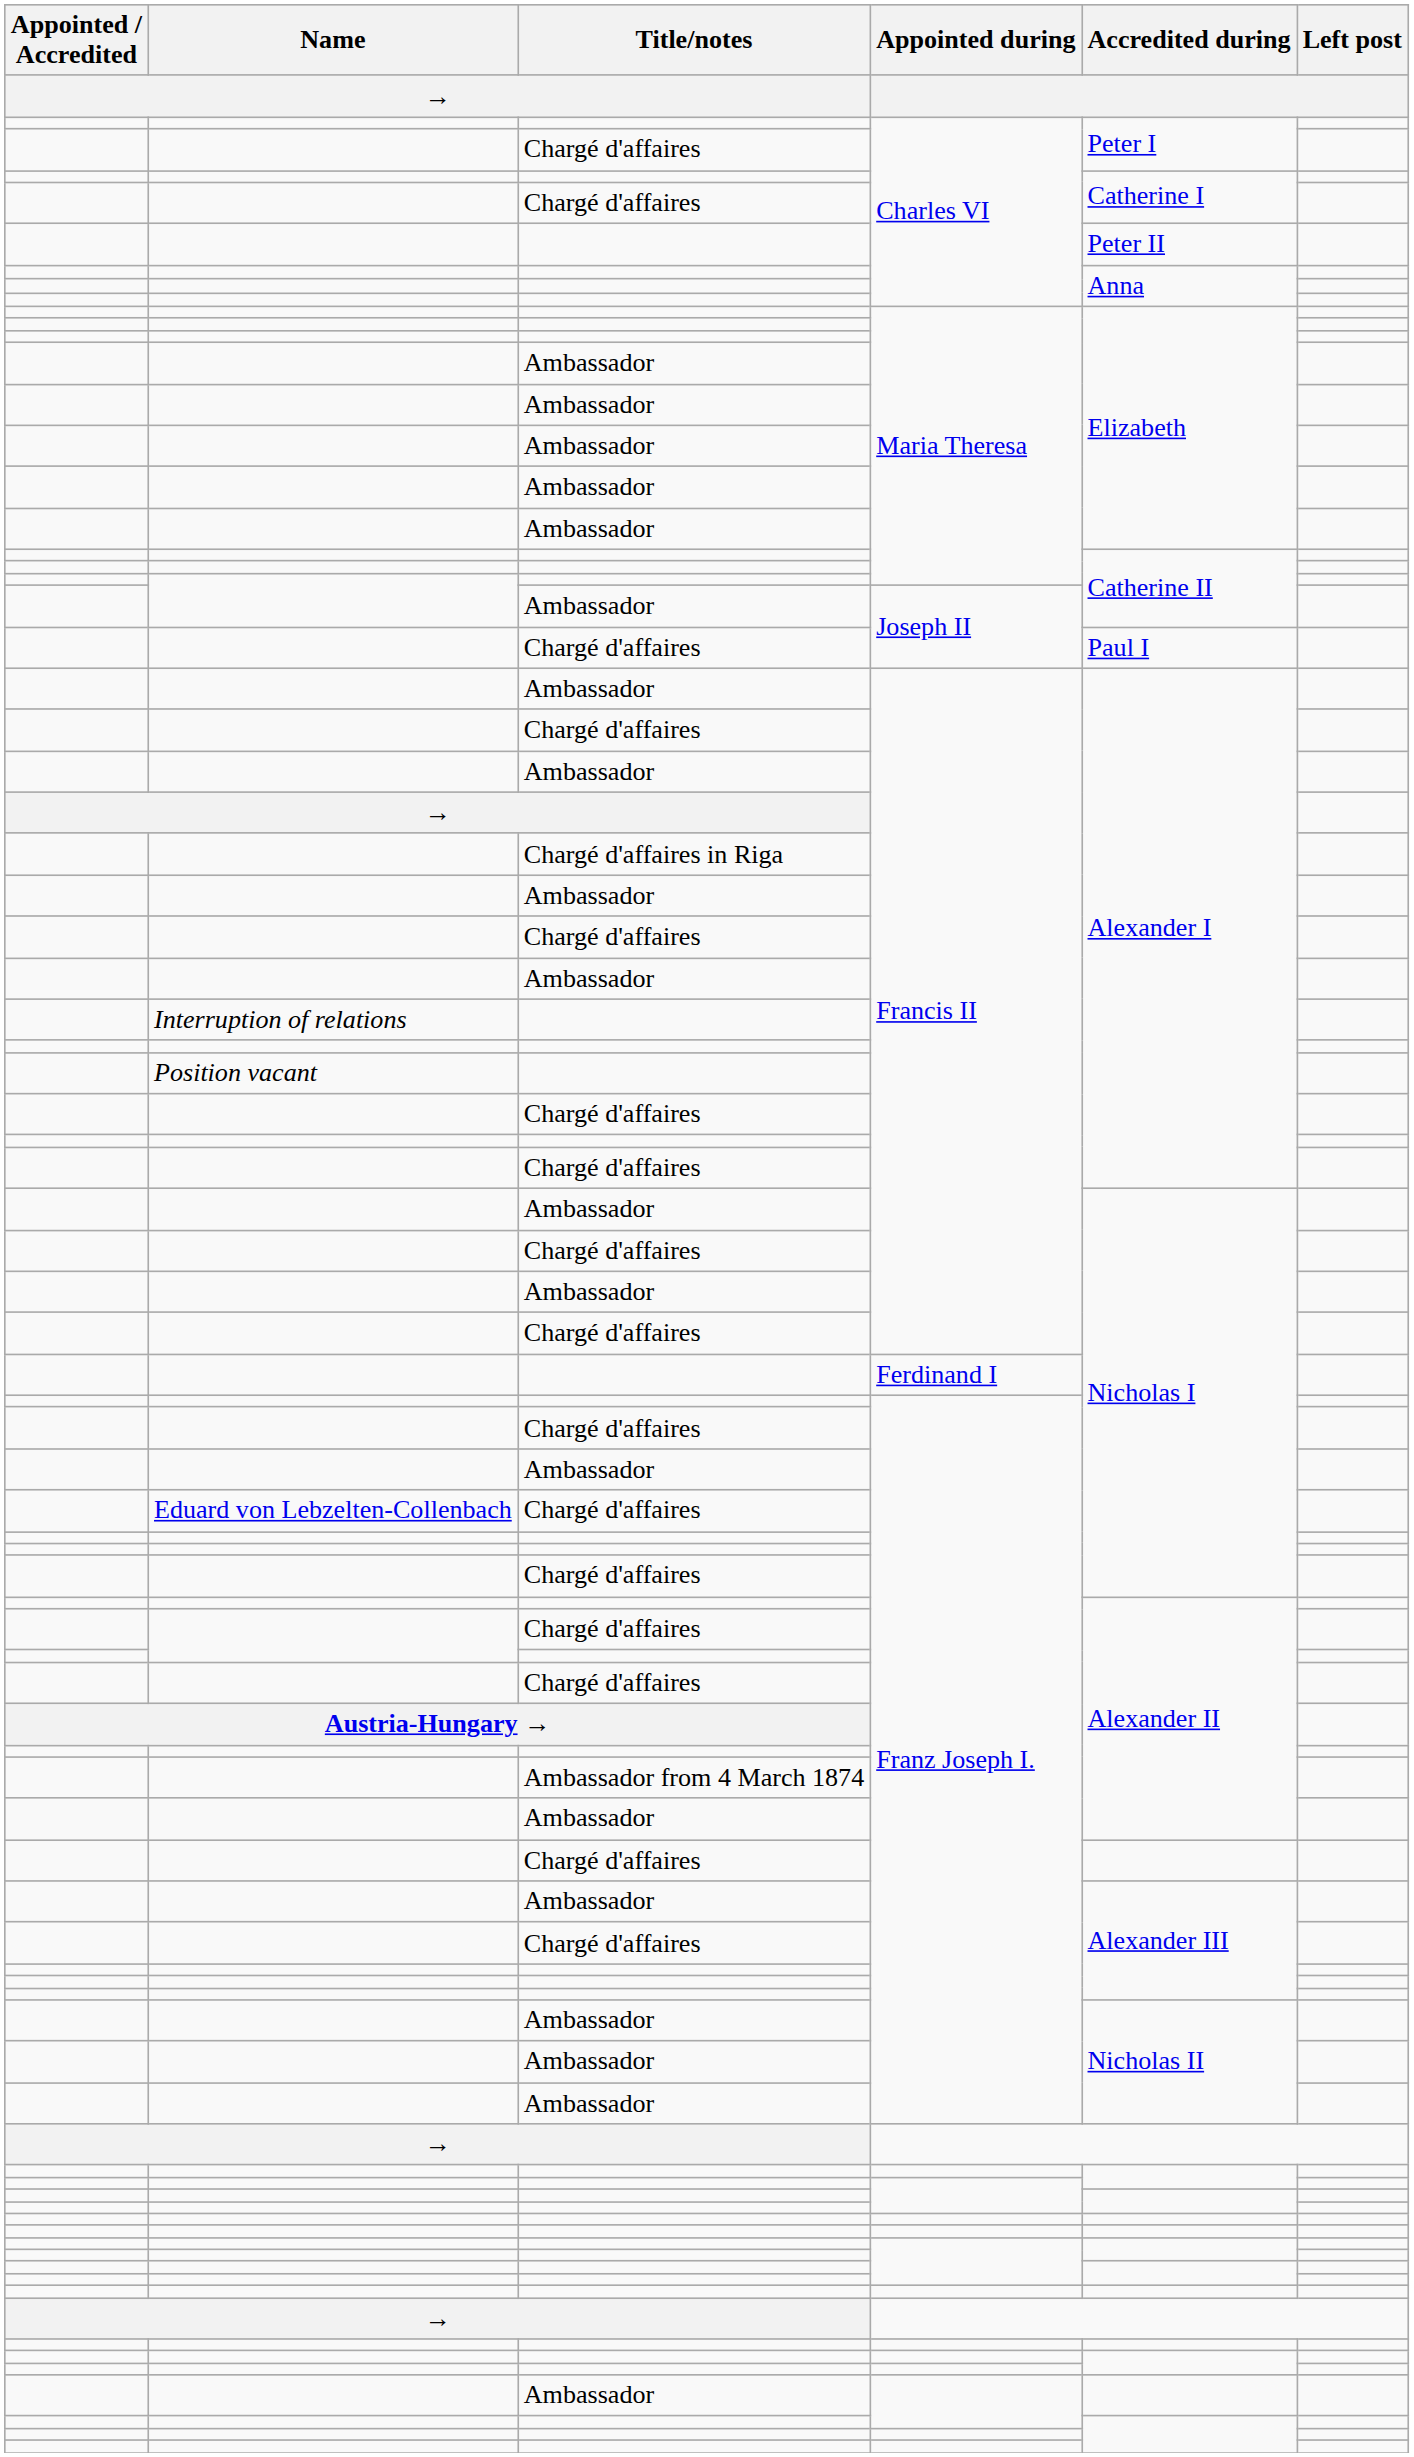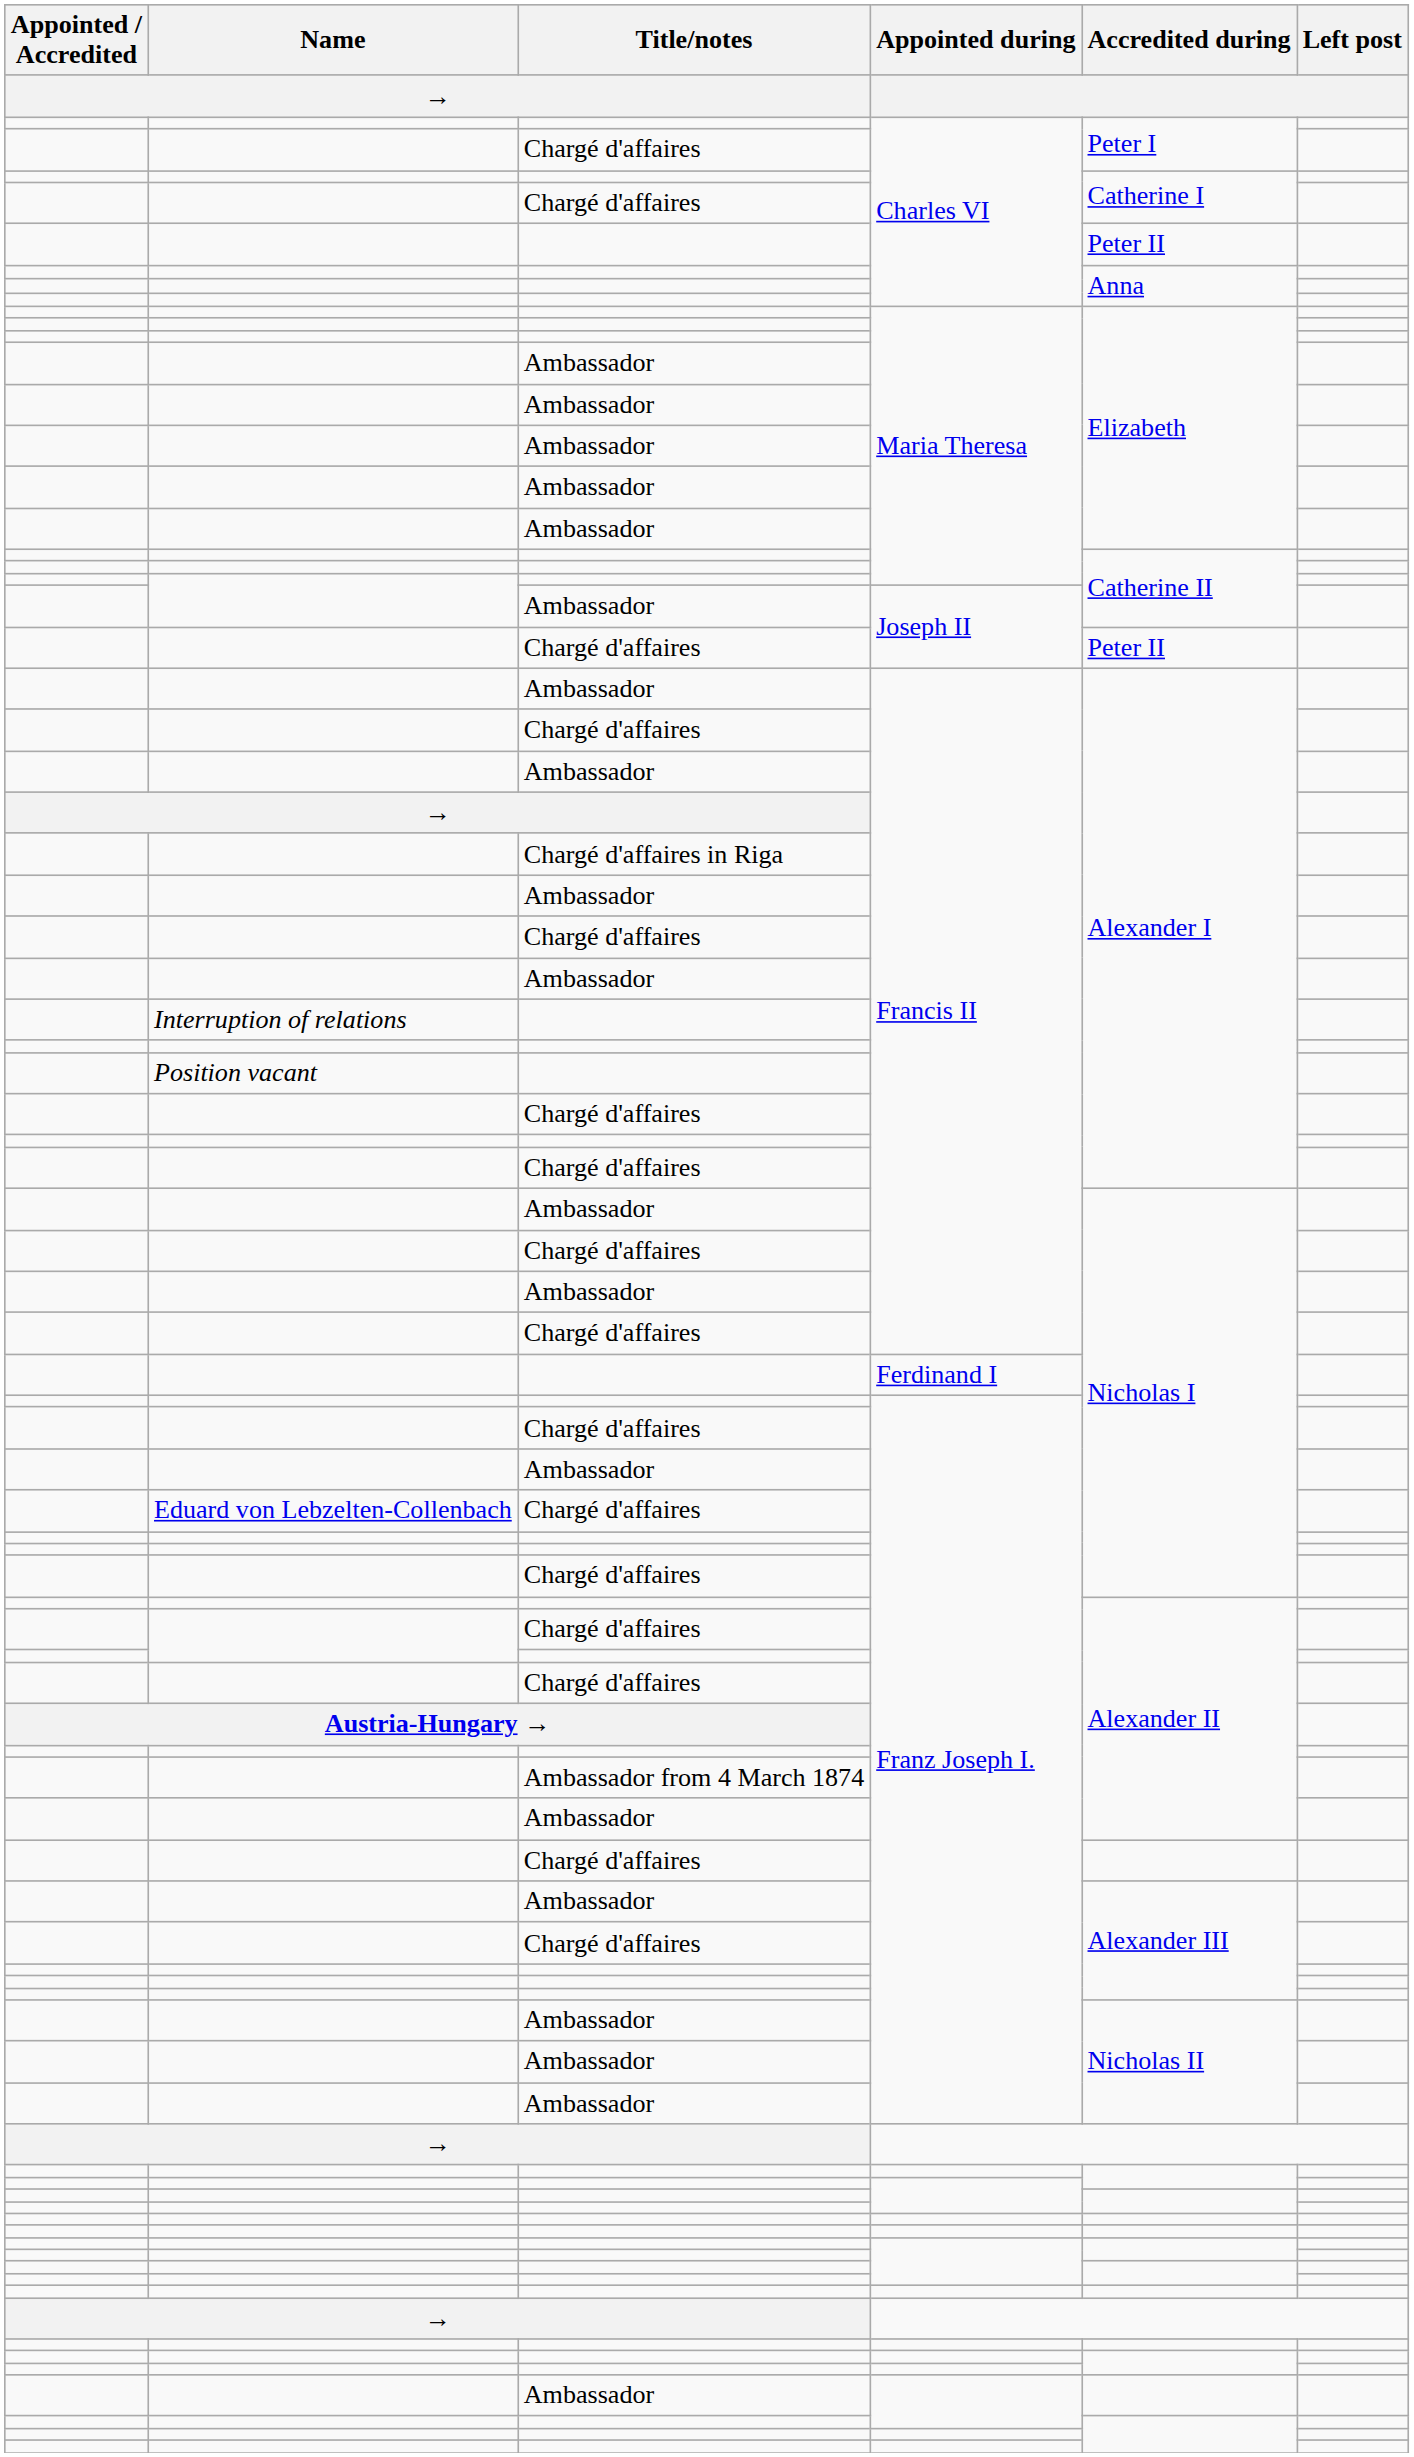(1118, 647) Paul I -> (1126, 647) Peter II
